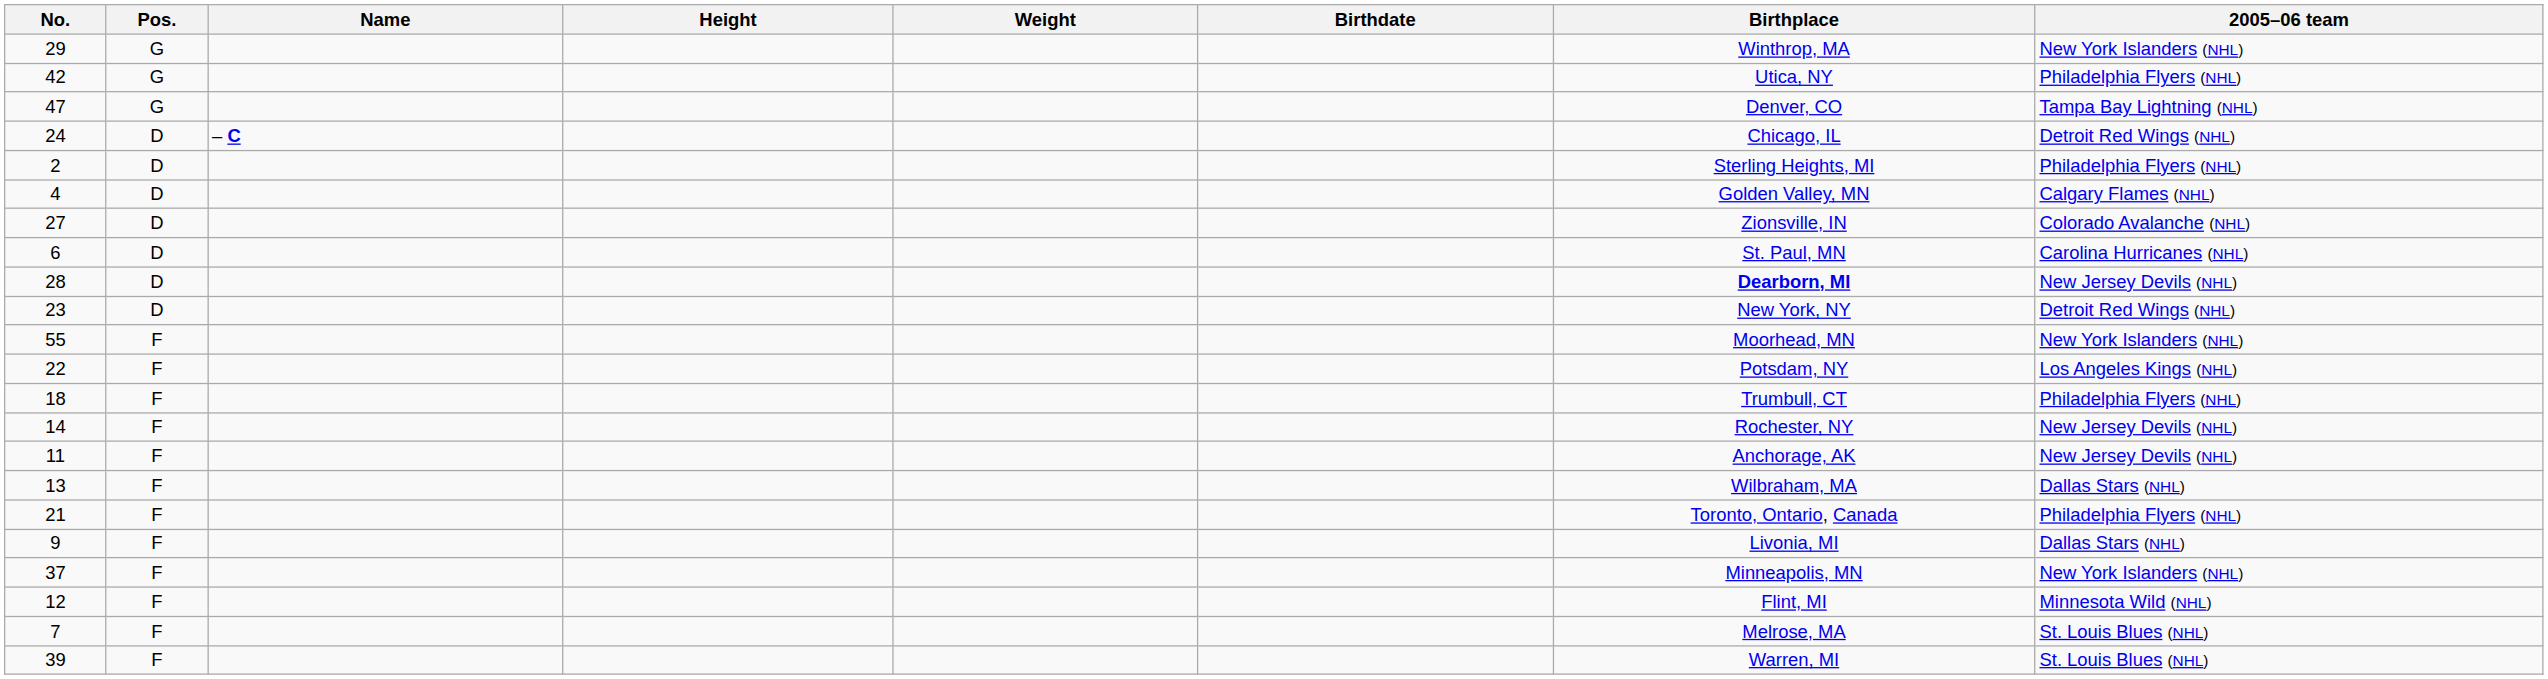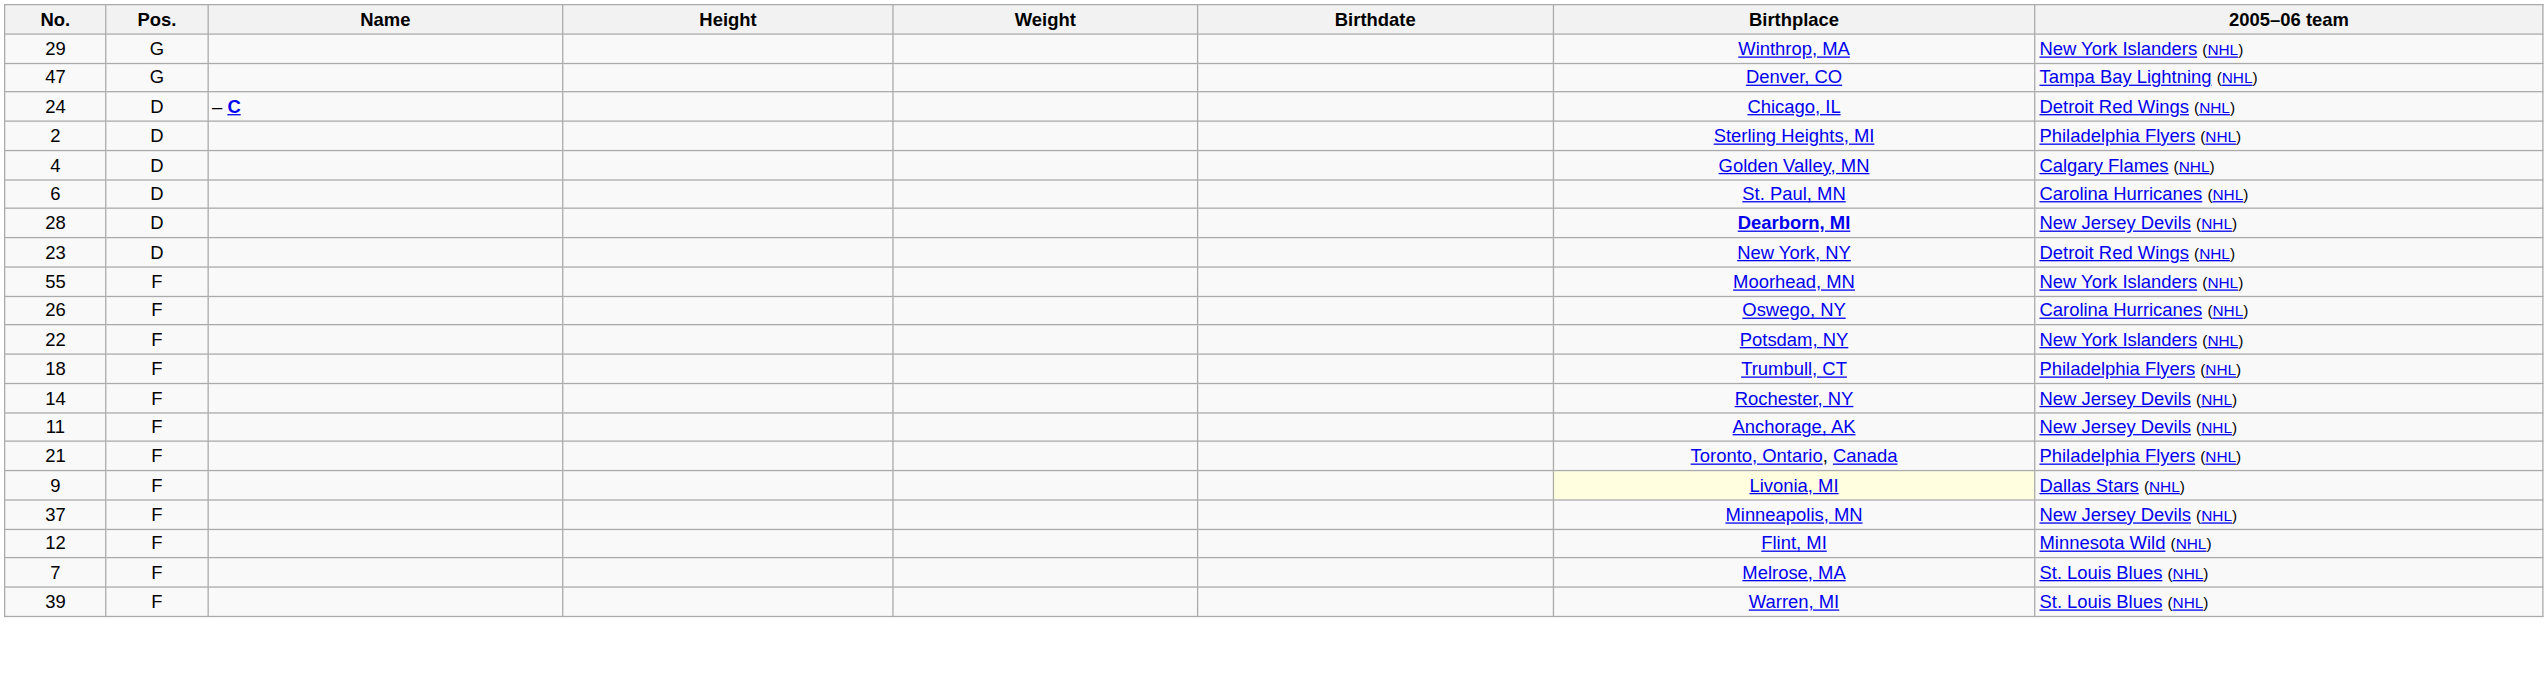- row: (55, 78)
- row: (55, 223)
+ row: (55, 311)
(2138, 369) Los Angeles Kings (NHL) -> (2141, 340) New York Islanders (NHL)
- row: (55, 486)
(1794, 544) no background -> (1794, 486) lightyellow background
(2141, 573) New York Islanders (NHL) -> (2138, 515) New Jersey Devils (NHL)
